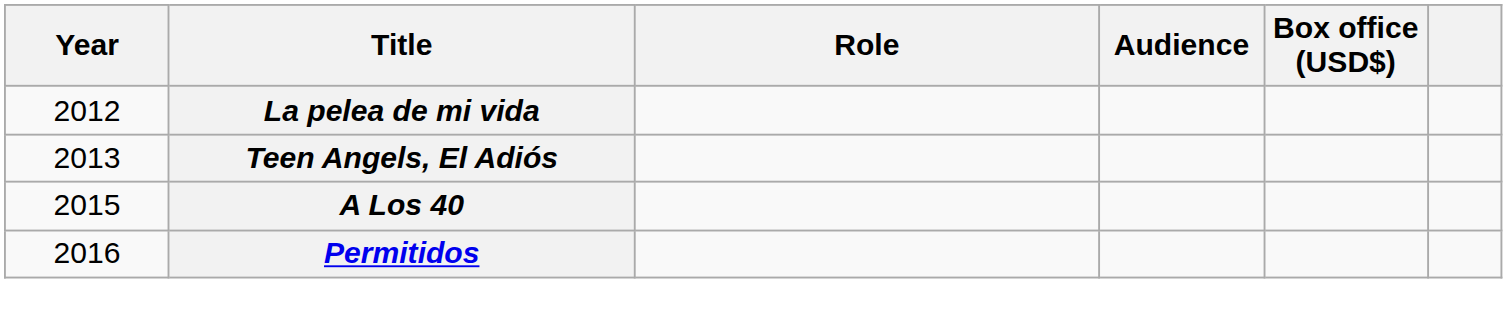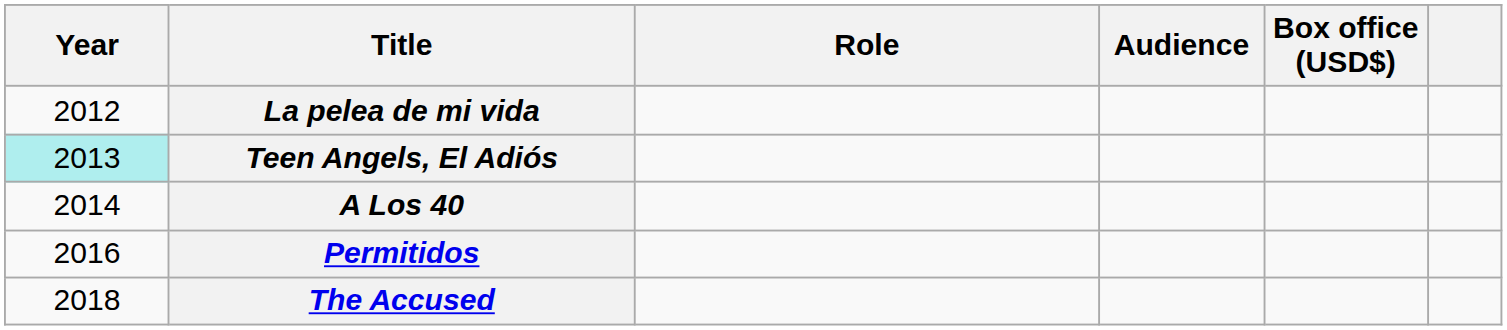(87, 157) no background -> (87, 157) paleturquoise background
(87, 205) 2015 -> (87, 205) 2014
+ row: (402, 300)
